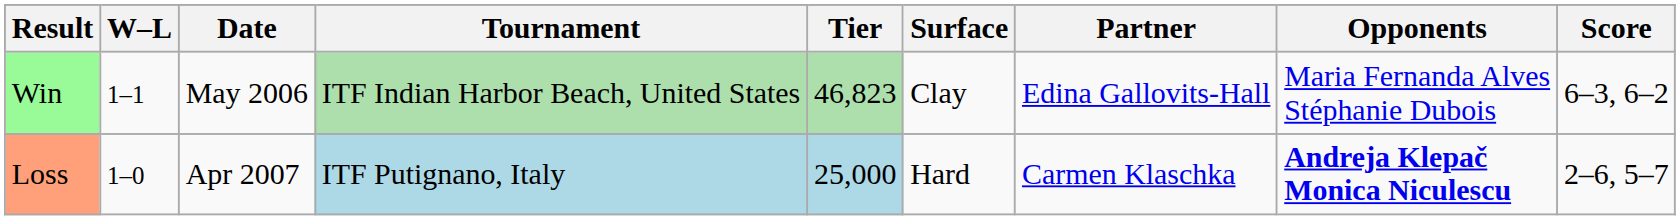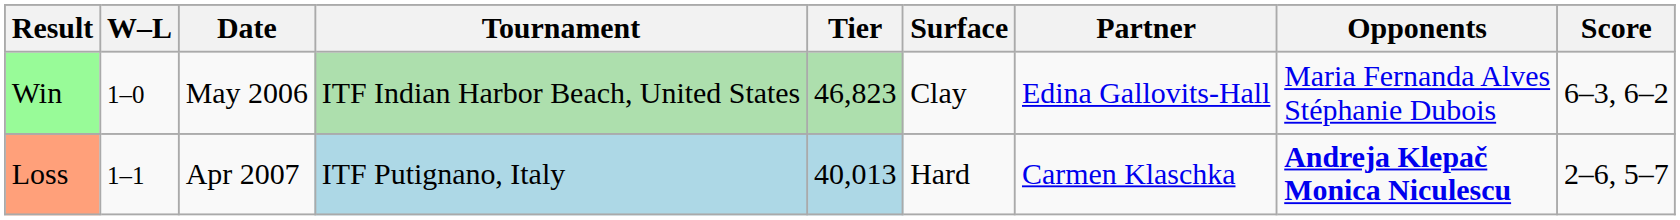(126, 94) 1–1 -> (126, 94) 1–0
(126, 175) 1–0 -> (126, 175) 1–1
(855, 173) 25,000 -> (855, 173) 40,013
